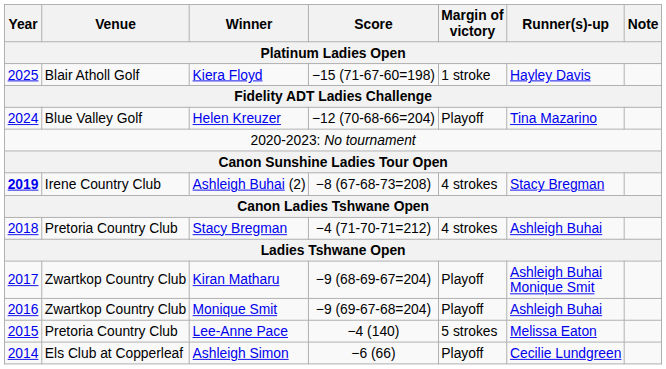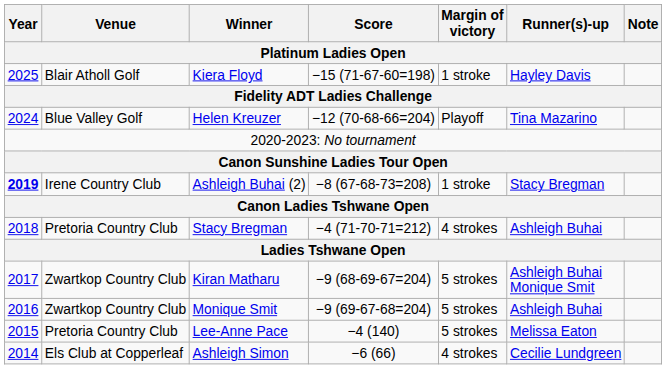(469, 184) 4 strokes -> (466, 184) 1 stroke
(462, 280) Playoff -> (469, 280) 5 strokes
(462, 309) Playoff -> (469, 309) 5 strokes
(462, 353) Playoff -> (469, 353) 4 strokes
